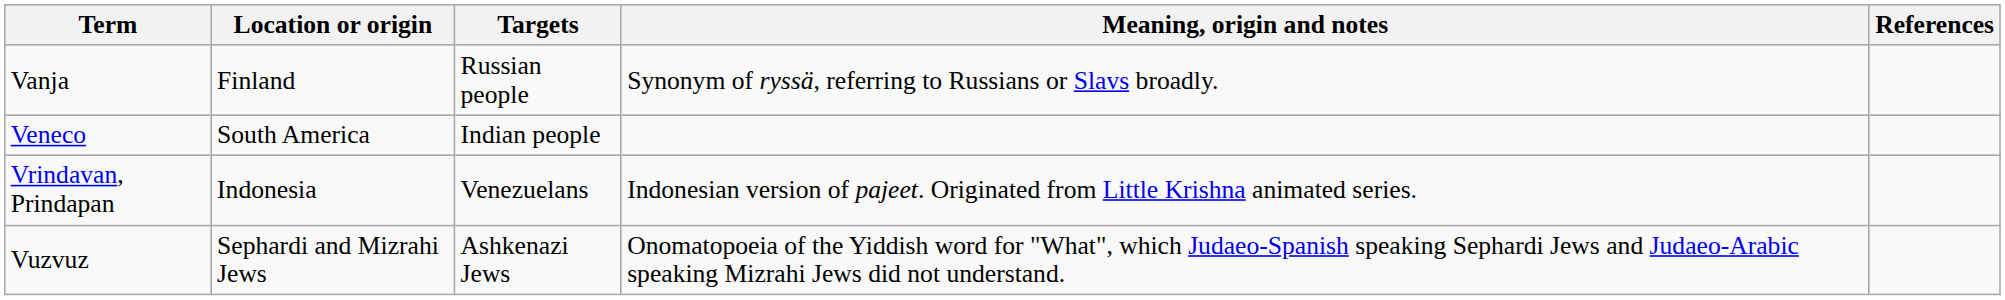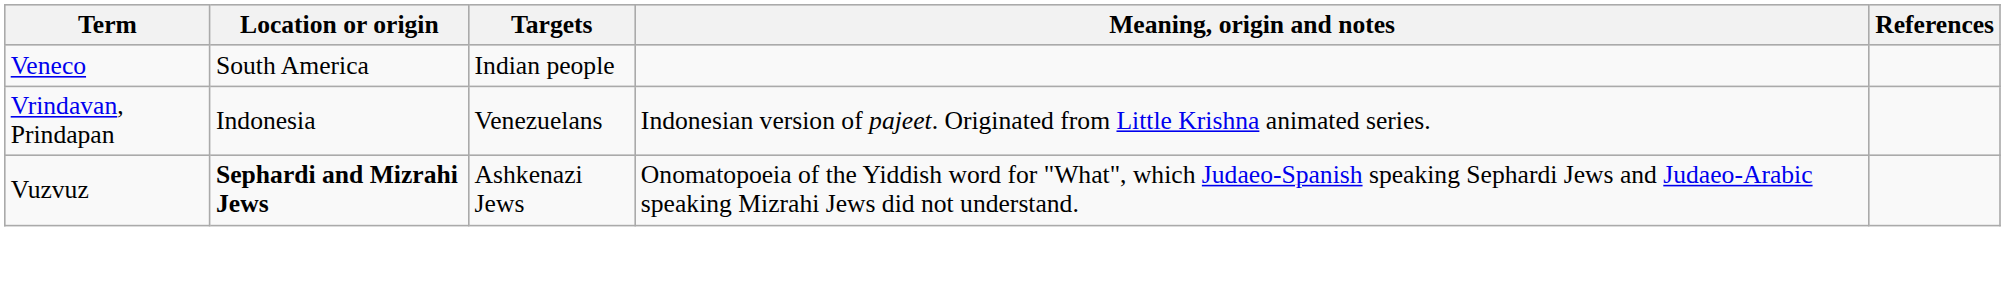- row: (40, 79)
(328, 259) normal -> (337, 189) bold
